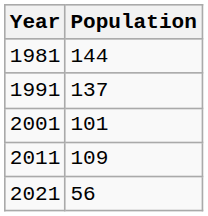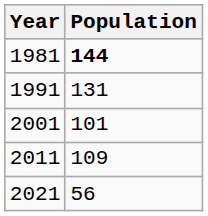(89, 56) normal -> (89, 56) bold
(89, 91) 137 -> (89, 91) 131
